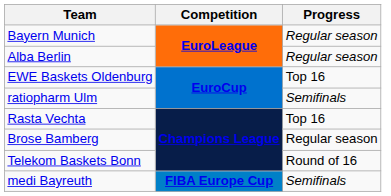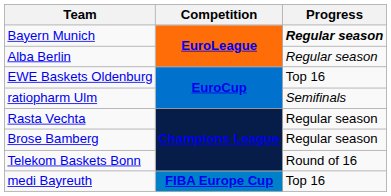(332, 35) normal -> (335, 35) bold
(305, 118) Top 16 -> (332, 118) Regular season
(316, 181) Semifinals -> (305, 181) Top 16
